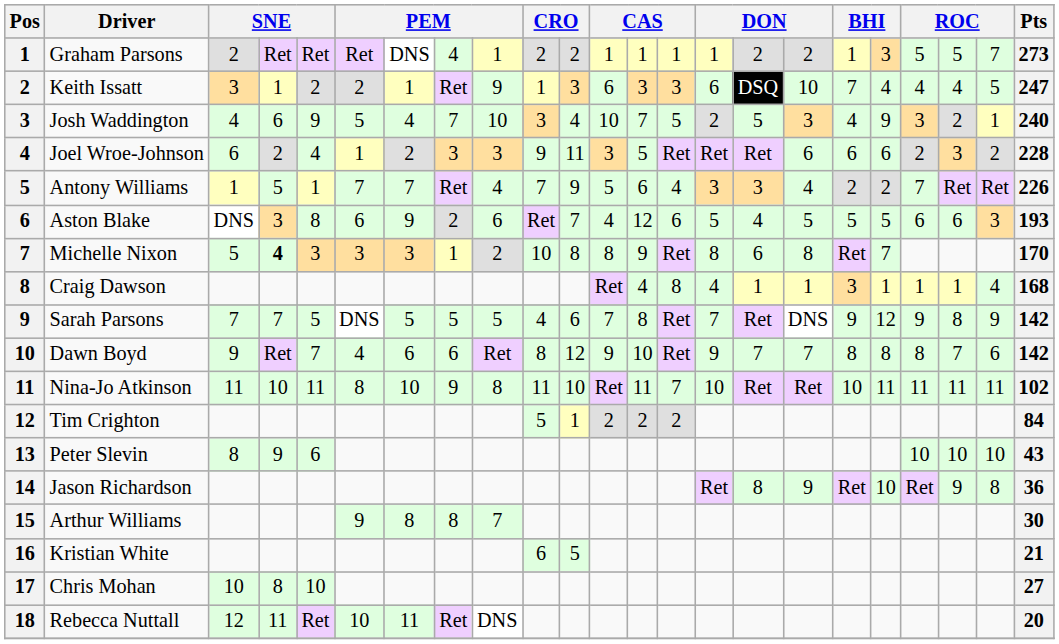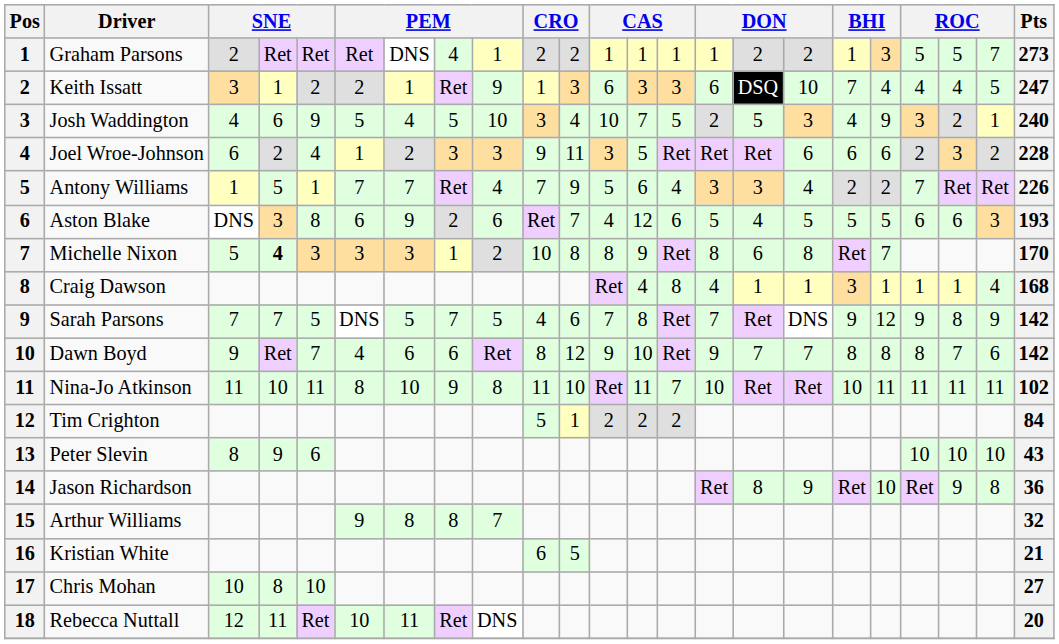(453, 120) 7 -> (453, 120) 5
(453, 320) 5 -> (453, 320) 7
(1034, 520) 30 -> (1034, 520) 32
